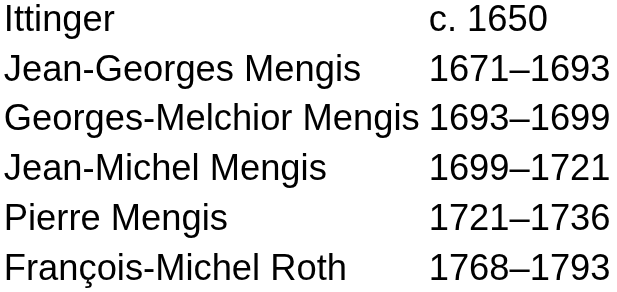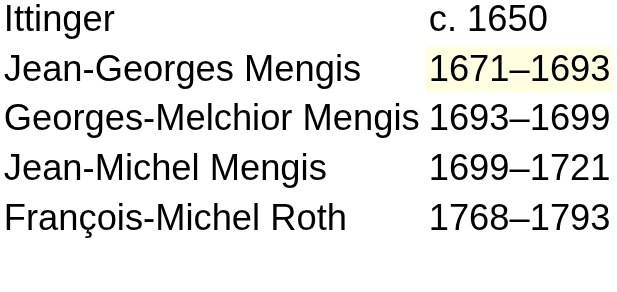(520, 68) no background -> (520, 68) lightyellow background
- row: (116, 218)
